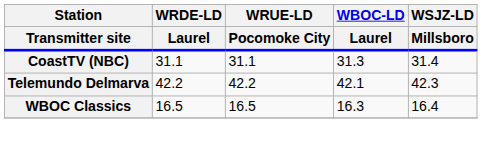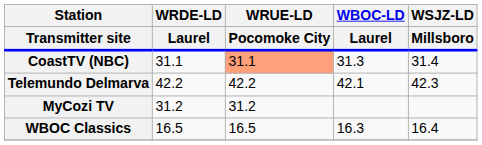(242, 62) no background -> (242, 62) lightsalmon background
+ row: (78, 106)
